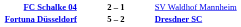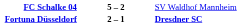(116, 7) 2 – 1 -> (116, 7) 5 – 2
(116, 19) 5 – 2 -> (116, 19) 2 – 1
